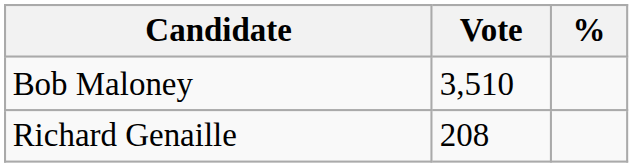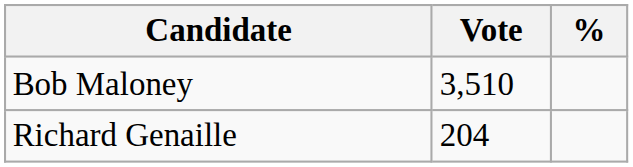(465, 135) 208 -> (465, 135) 204
